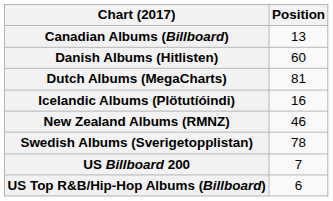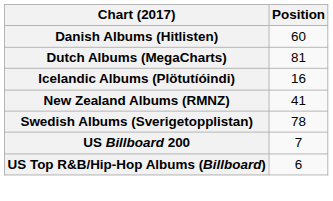- row: (137, 36)
(299, 121) 46 -> (299, 100) 41
